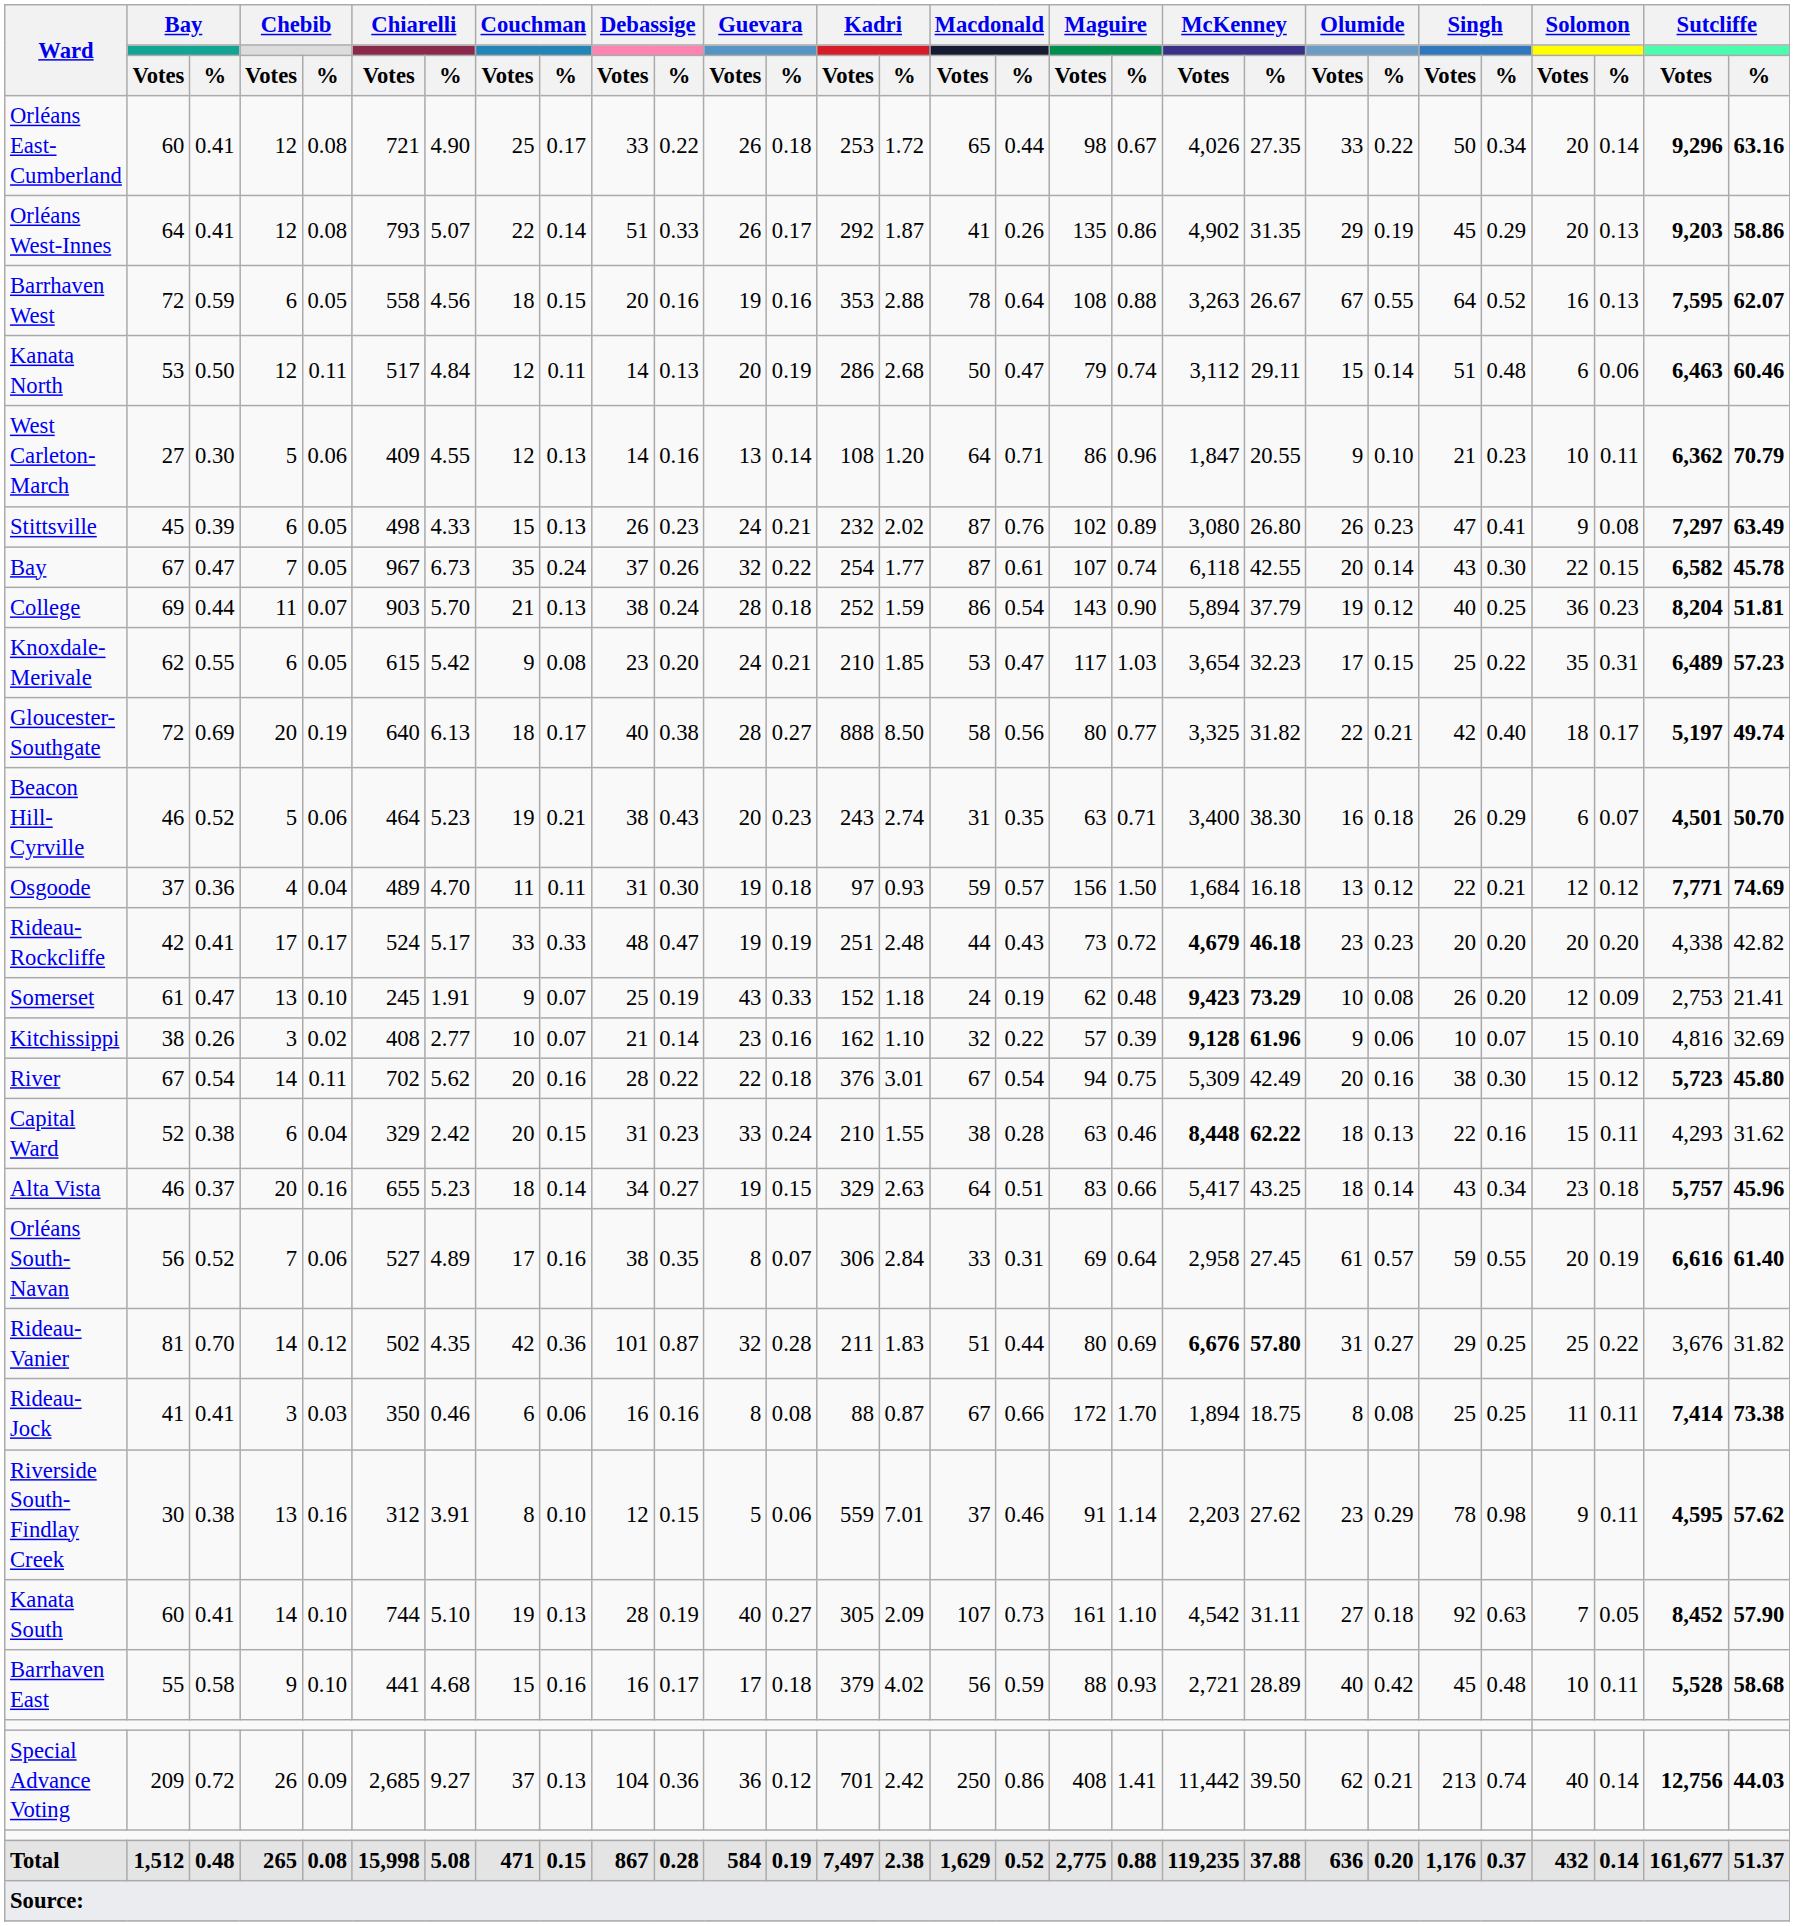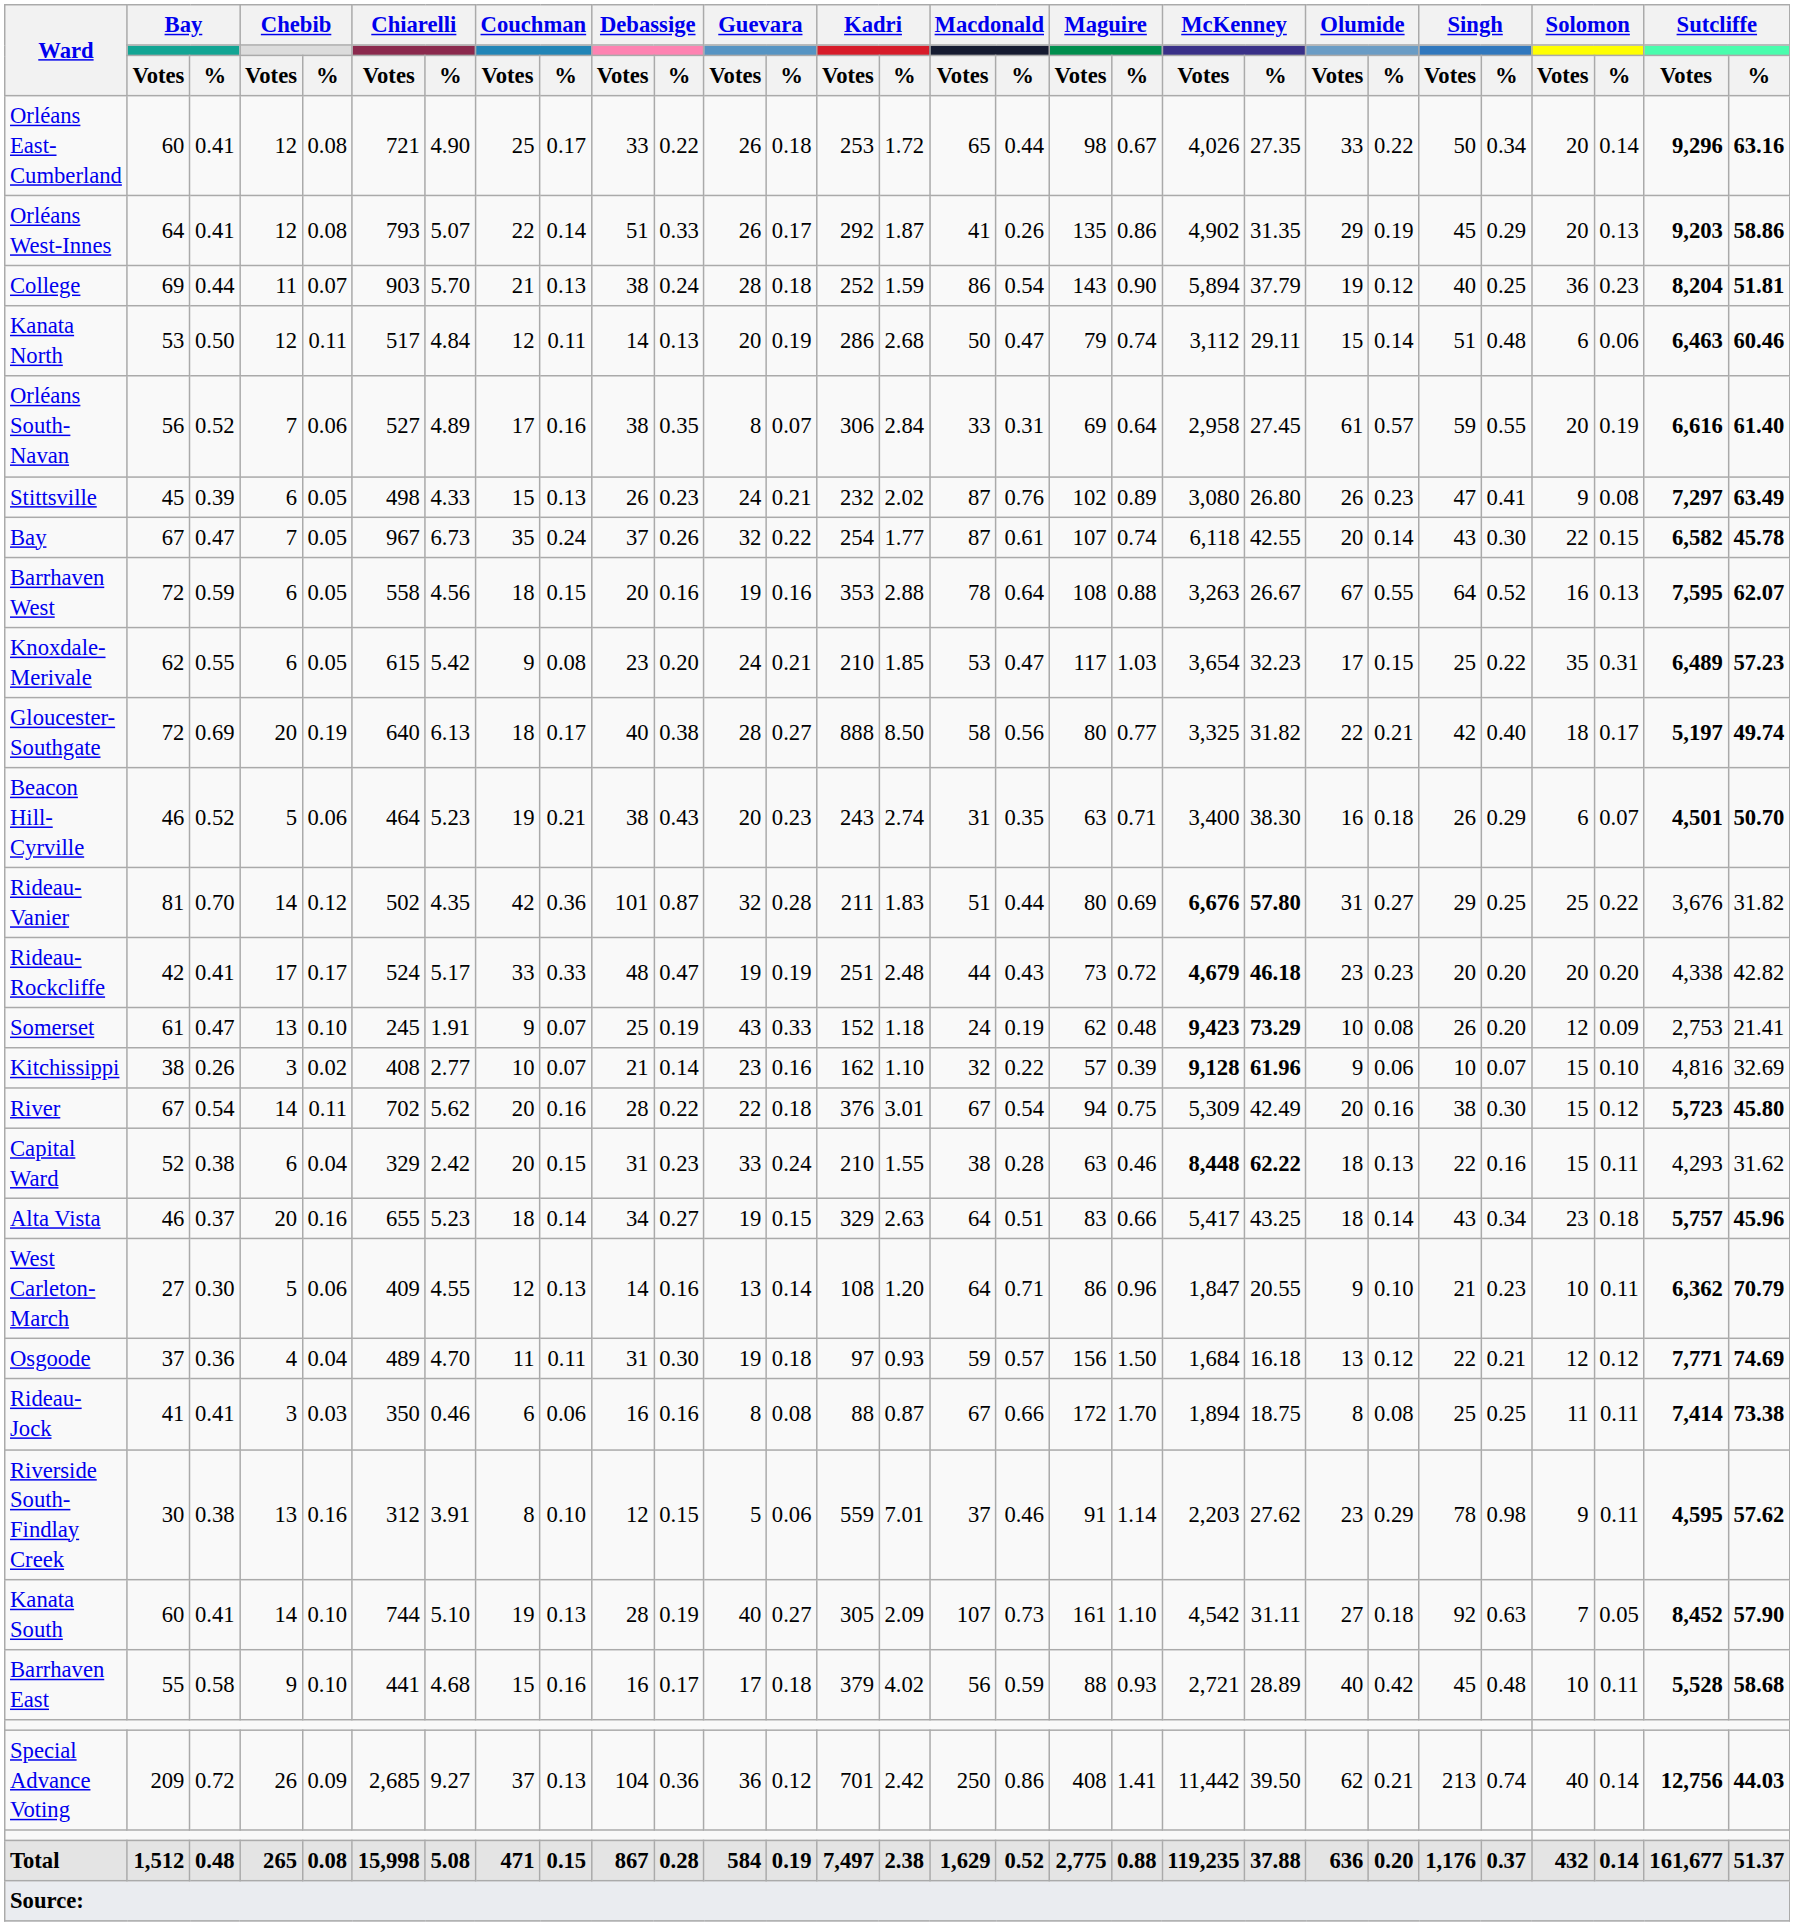rows swapped: (57, 300) <-> (45, 606)
rows swapped: (53, 456) <-> (45, 1259)
rows swapped: (46, 1344) <-> (50, 887)
